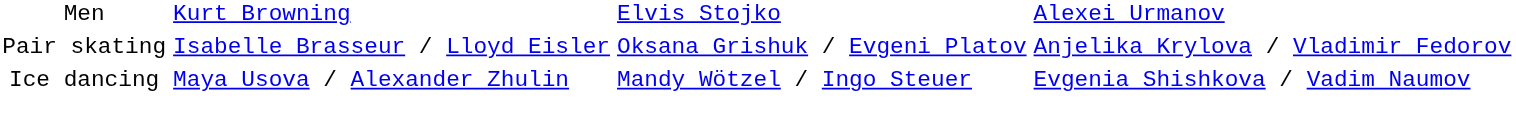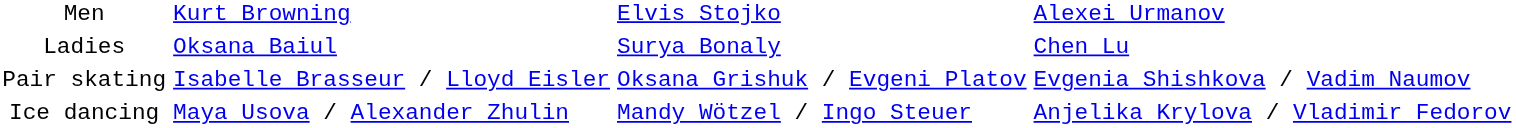+ row: (84, 47)
(1273, 47) Anjelika Krylova / Vladimir Fedorov -> (1252, 80) Evgenia Shishkova / Vadim Naumov
(1252, 80) Evgenia Shishkova / Vadim Naumov -> (1273, 113) Anjelika Krylova / Vladimir Fedorov
